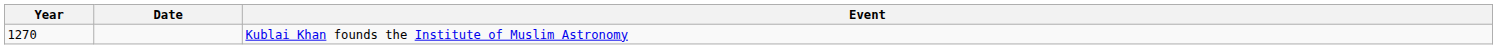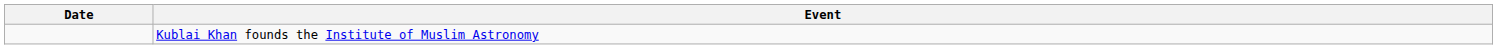- column: (49, 14)
